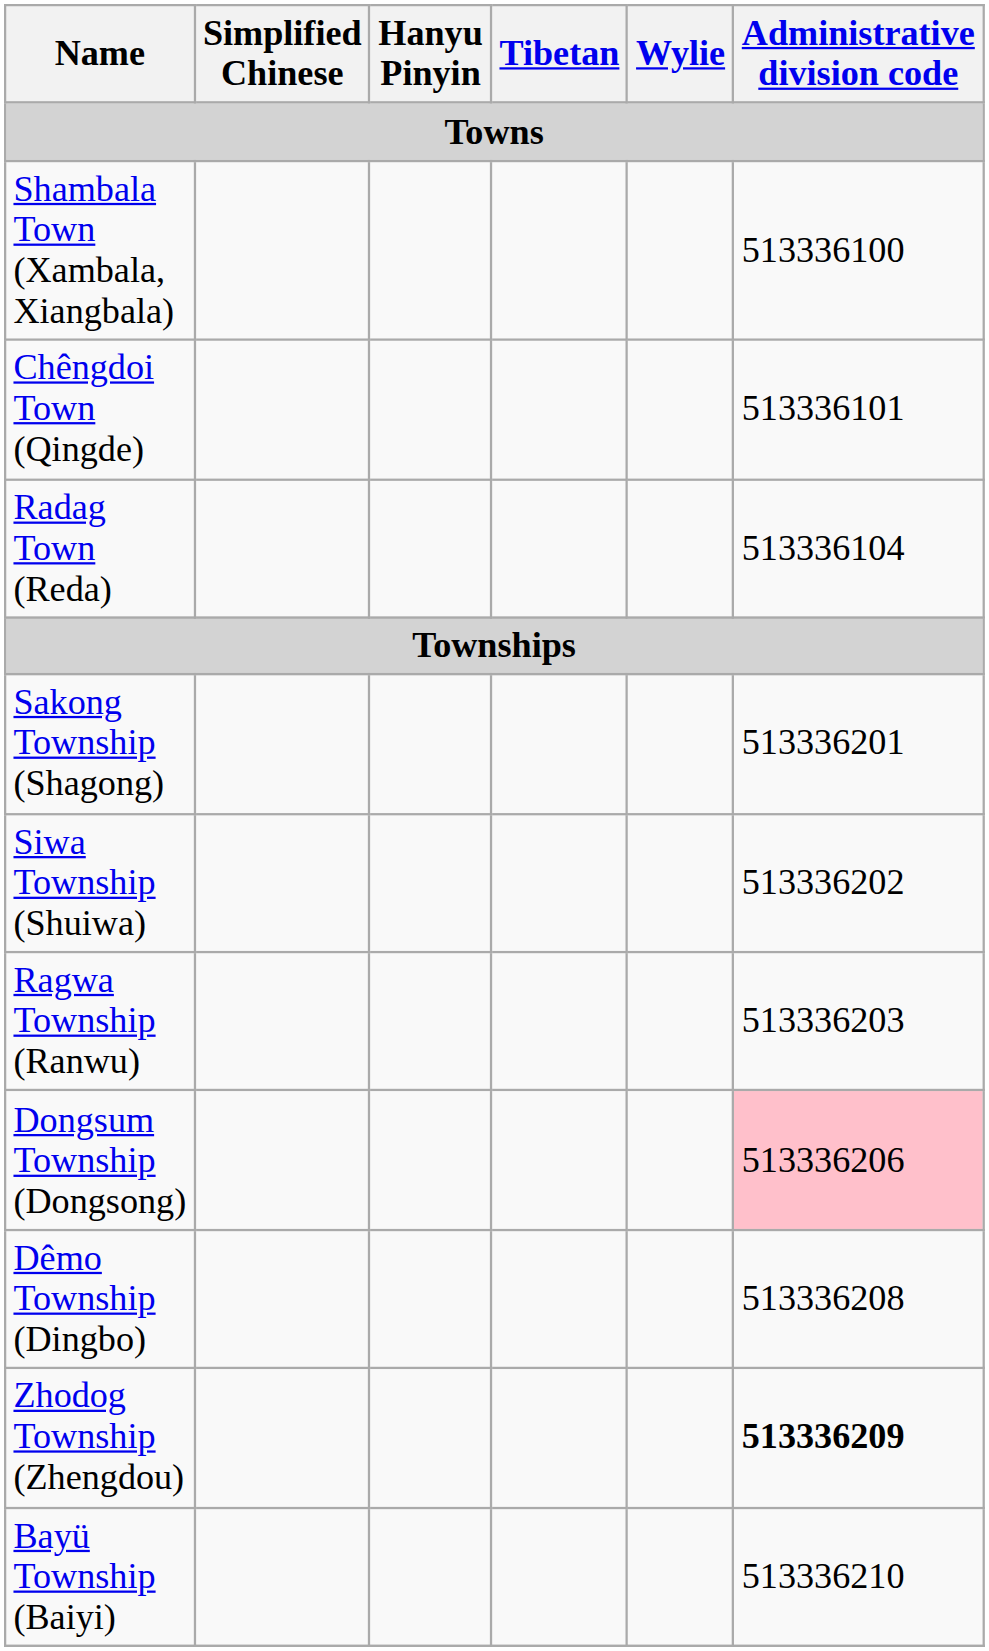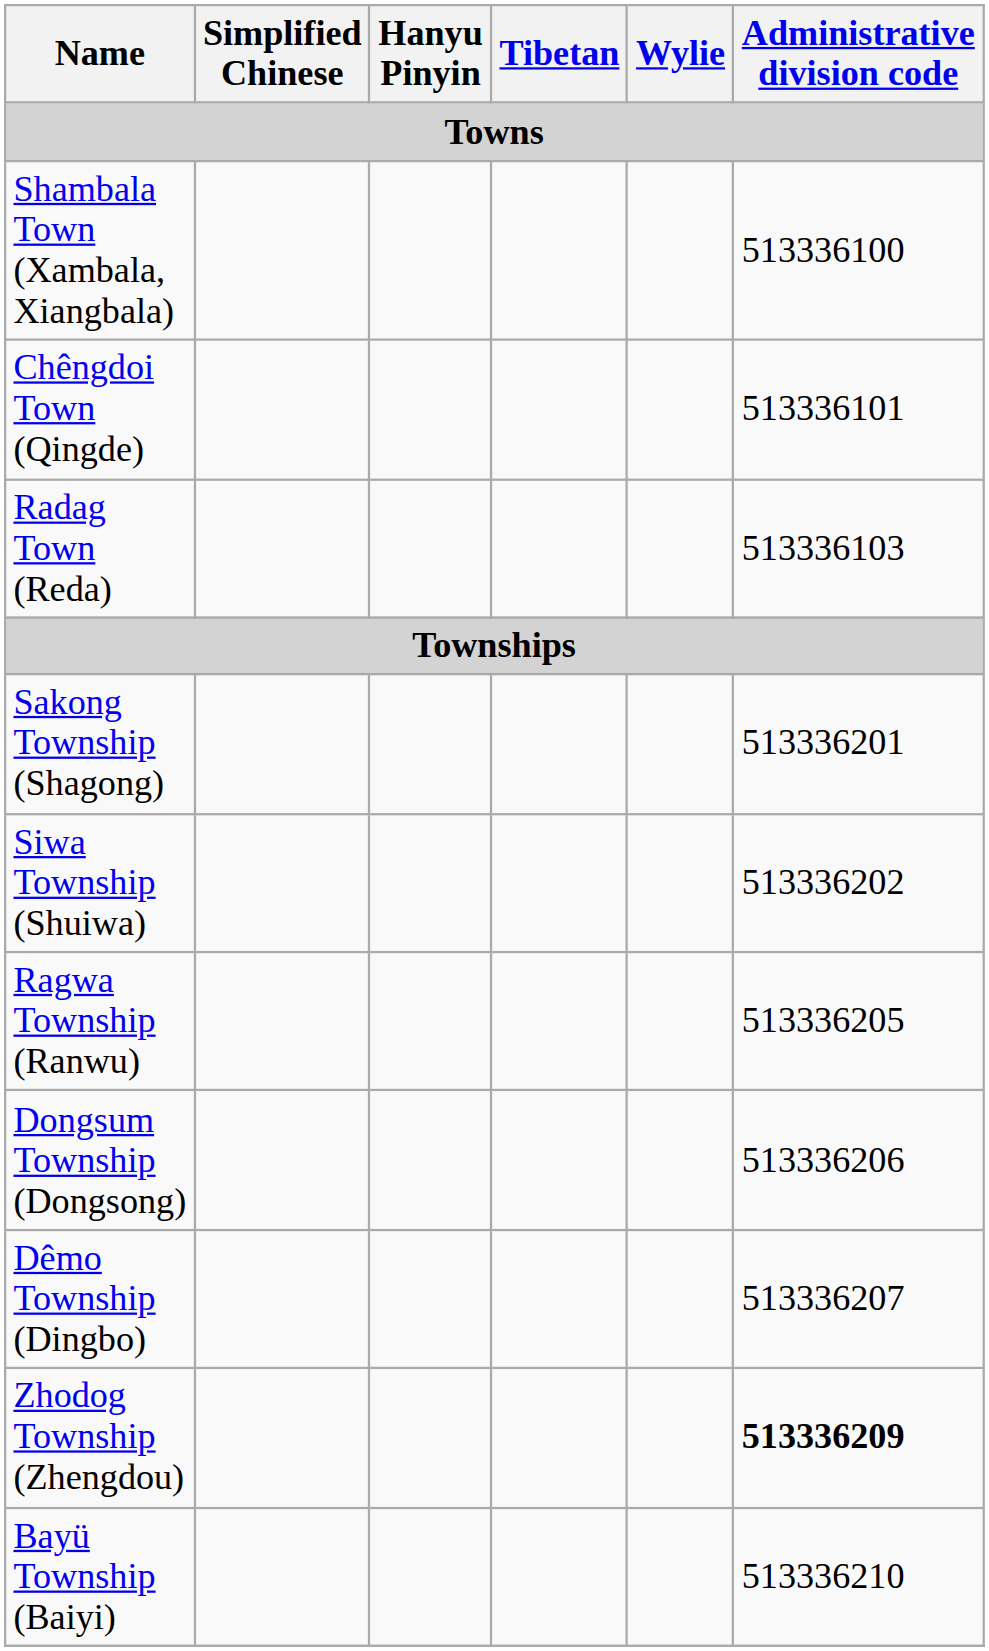(823, 547) 513336104 -> (823, 547) 513336103
(823, 1020) 513336203 -> (823, 1020) 513336205
(823, 1159) pink background -> (823, 1159) no background
(823, 1298) 513336208 -> (823, 1298) 513336207
